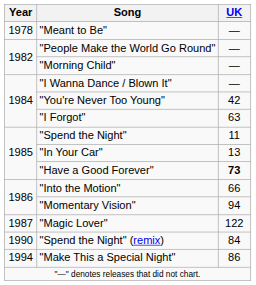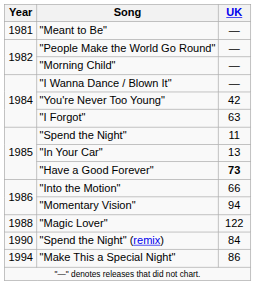(21, 30) 1978 -> (21, 30) 1981
(21, 223) 1987 -> (21, 223) 1988
